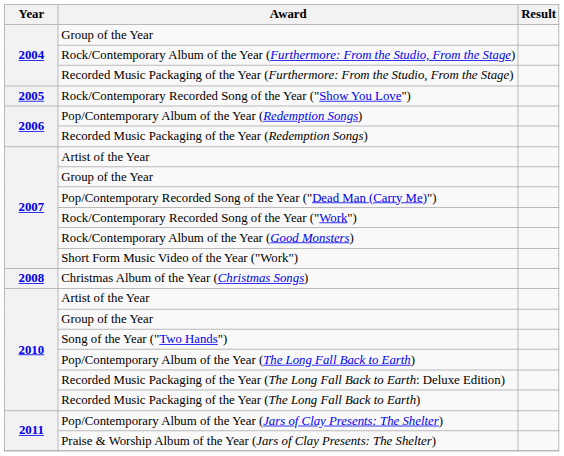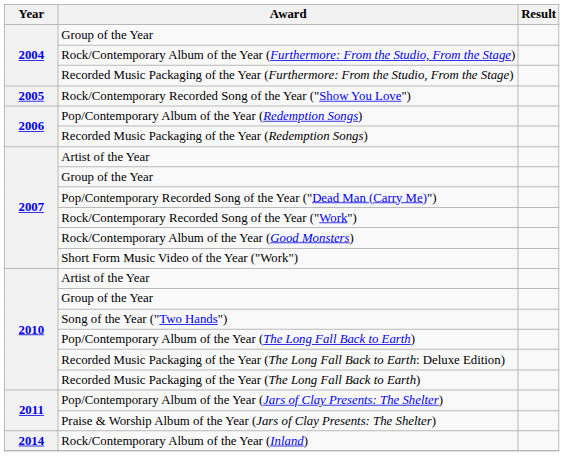- row: (31, 278)
+ row: (31, 440)
